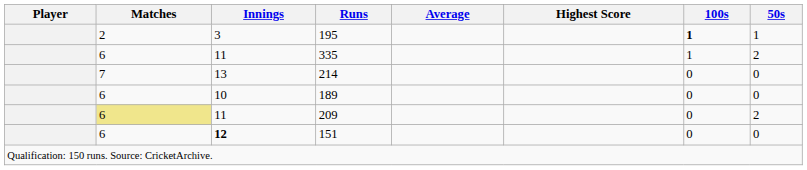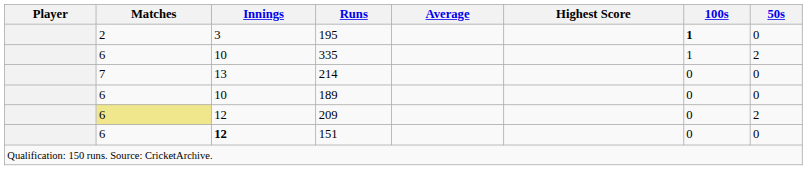(756, 34) 1 -> (756, 34) 0
(220, 54) 11 -> (221, 54) 10
(220, 114) 11 -> (221, 114) 12
